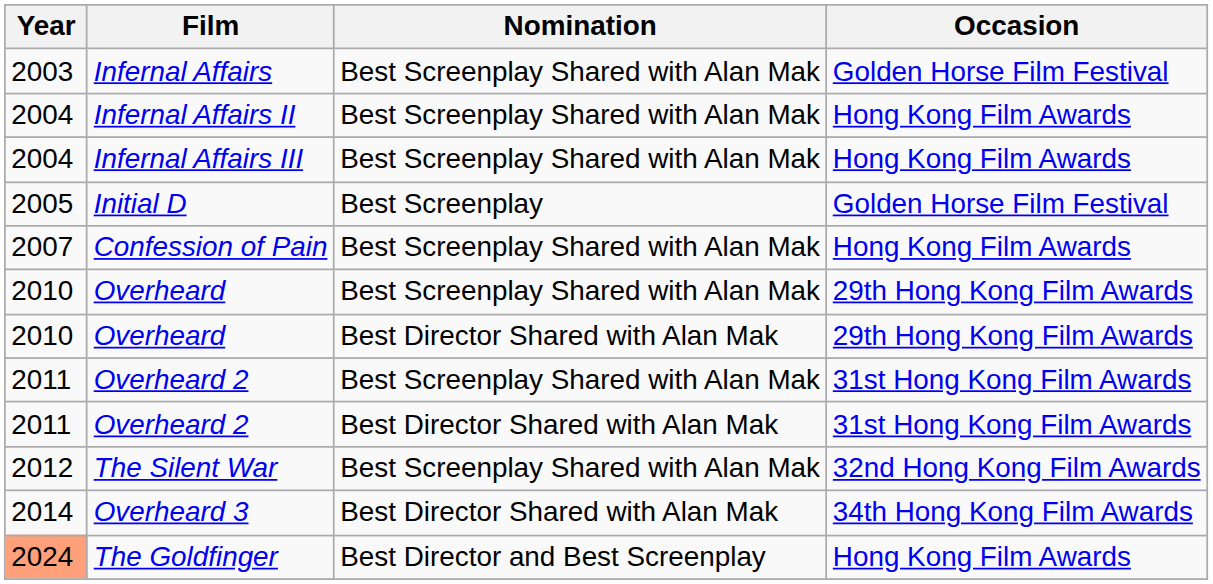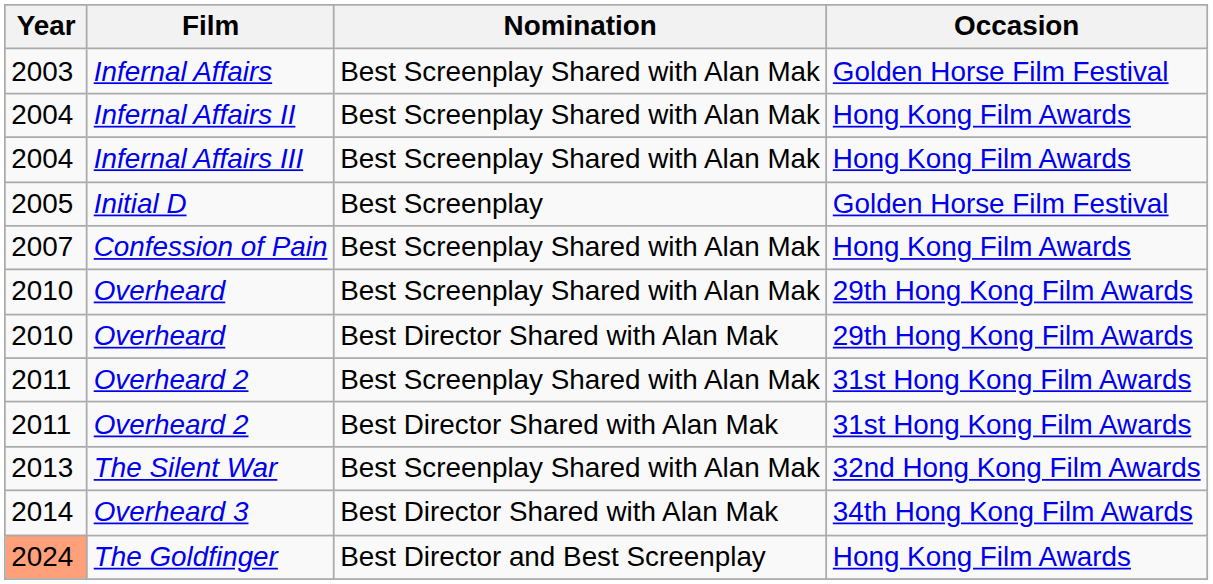(42, 468) 2012 -> (42, 468) 2013
